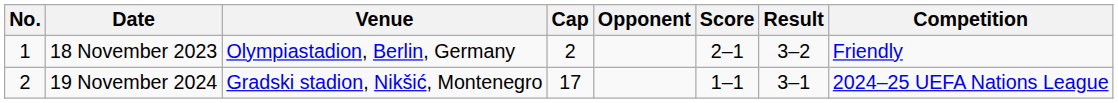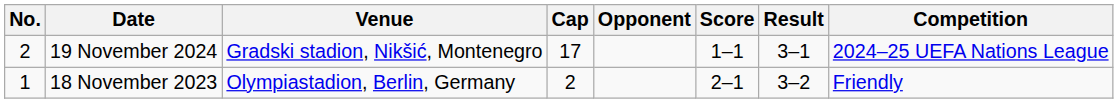rows swapped: (134, 51) <-> (134, 82)
